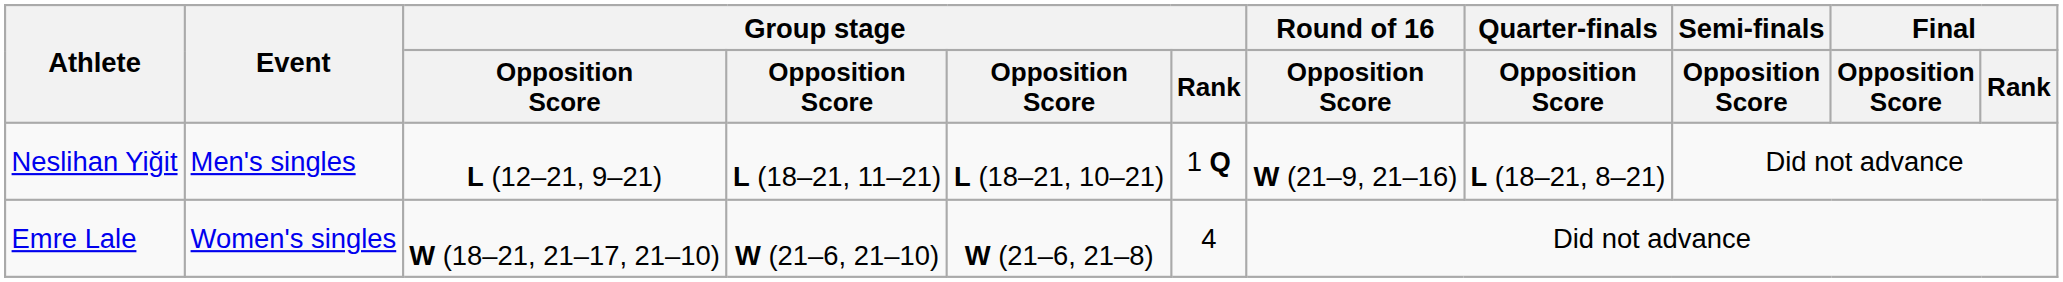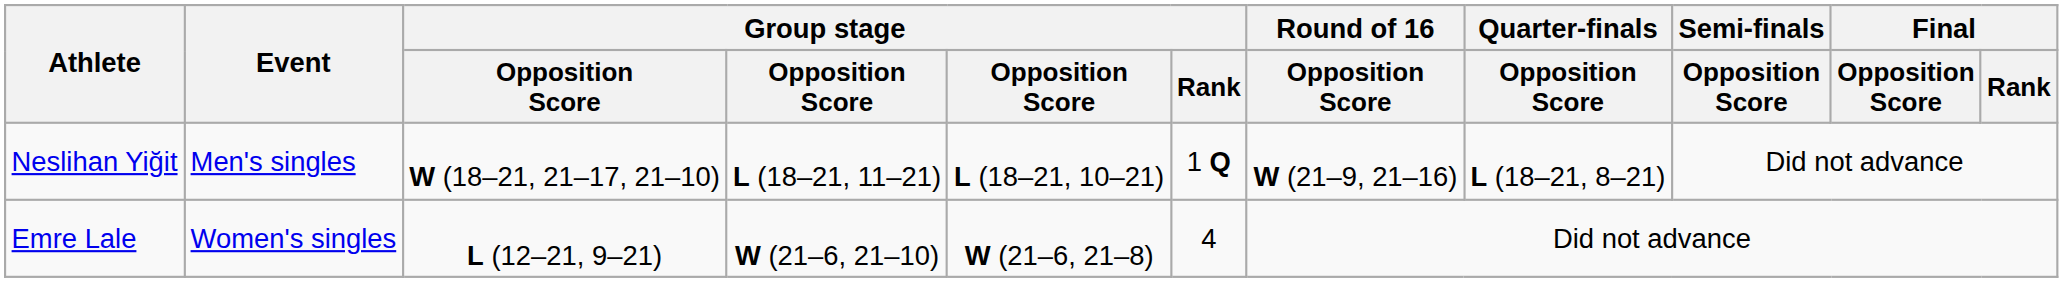(565, 177) L (12–21, 9–21) -> (565, 177) W (18–21, 21–17, 21–10)
(565, 254) W (18–21, 21–17, 21–10) -> (565, 254) L (12–21, 9–21)
